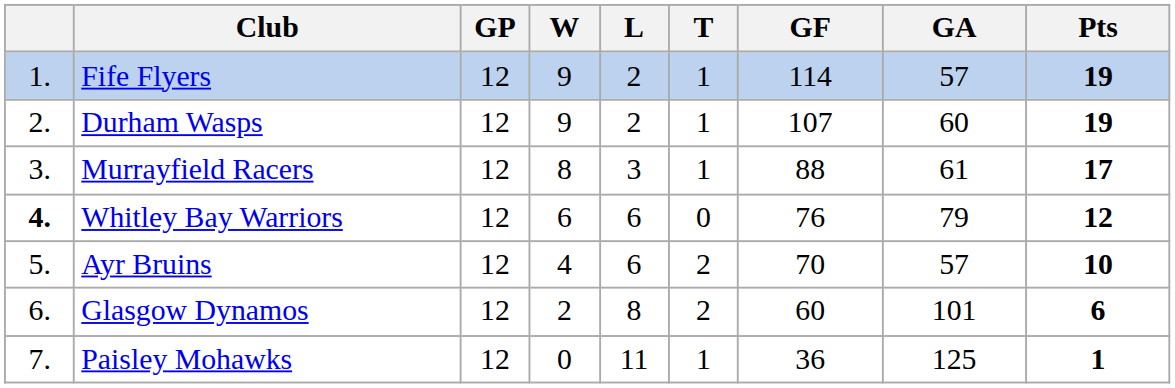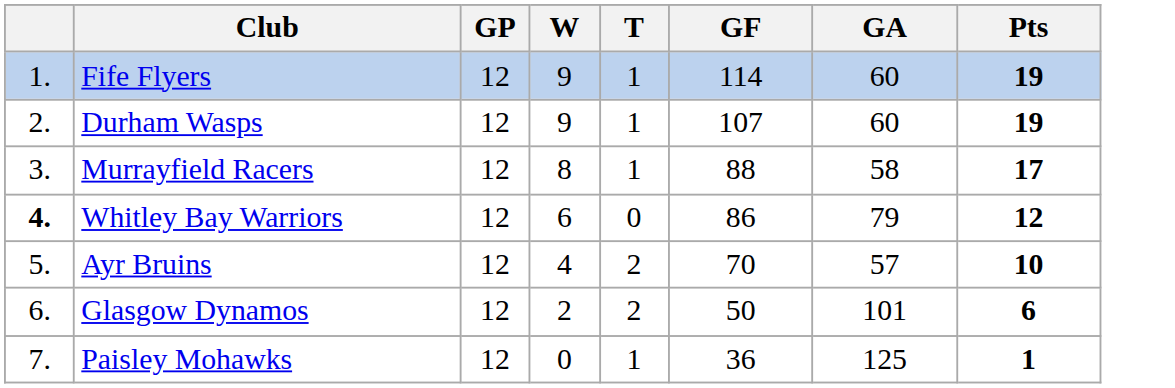- column: (634, 28)
(954, 75) 57 -> (885, 75) 60
(954, 169) 61 -> (885, 169) 58
(810, 216) 76 -> (741, 216) 86
(810, 311) 60 -> (741, 311) 50
